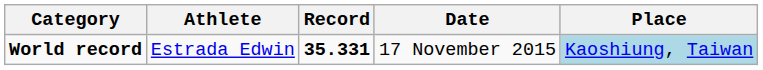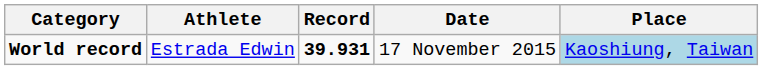(337, 50) 35.331 -> (337, 50) 39.931
